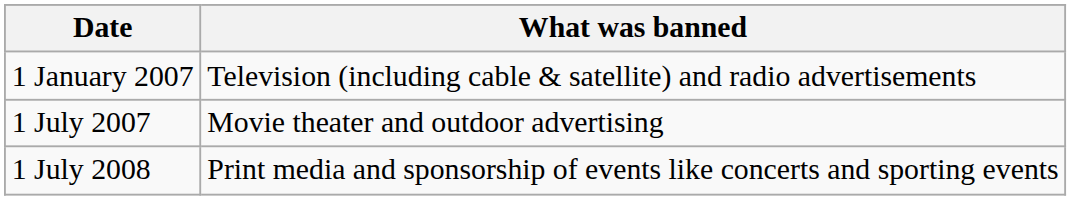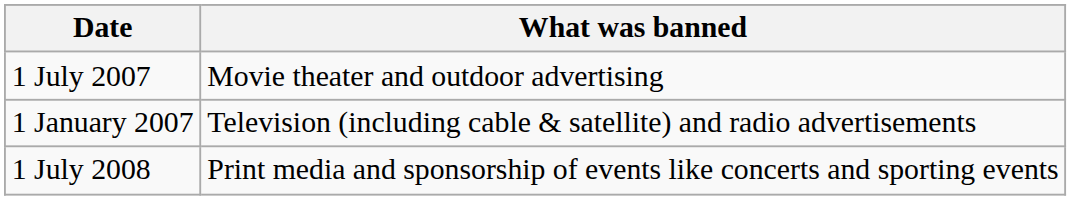rows swapped: (103, 75) <-> (81, 122)
